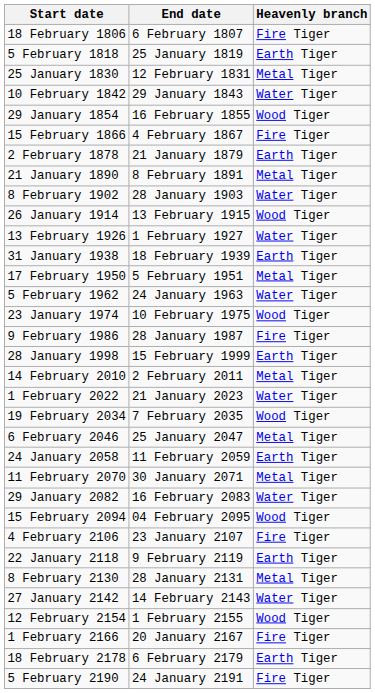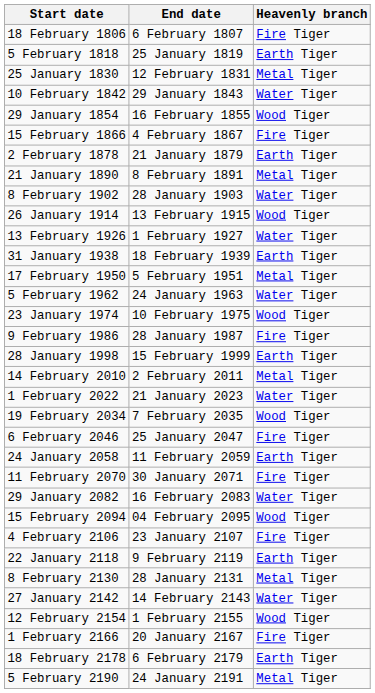(297, 437) Metal Tiger -> (293, 437) Fire Tiger
(297, 477) Metal Tiger -> (293, 477) Fire Tiger
(293, 679) Fire Tiger -> (297, 679) Metal Tiger
